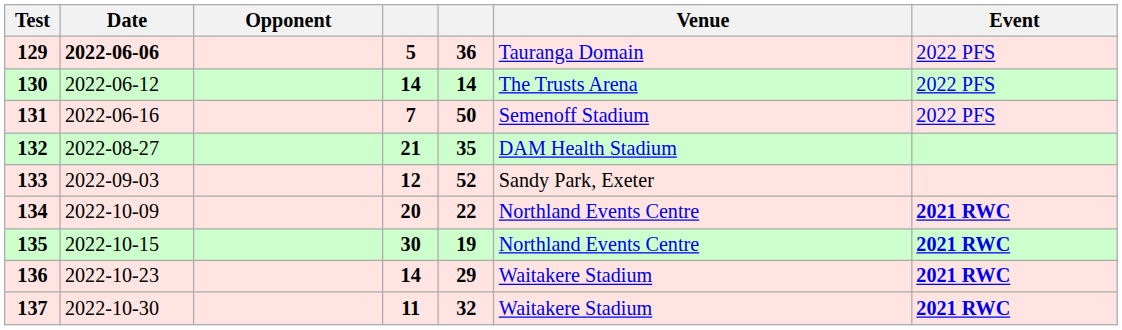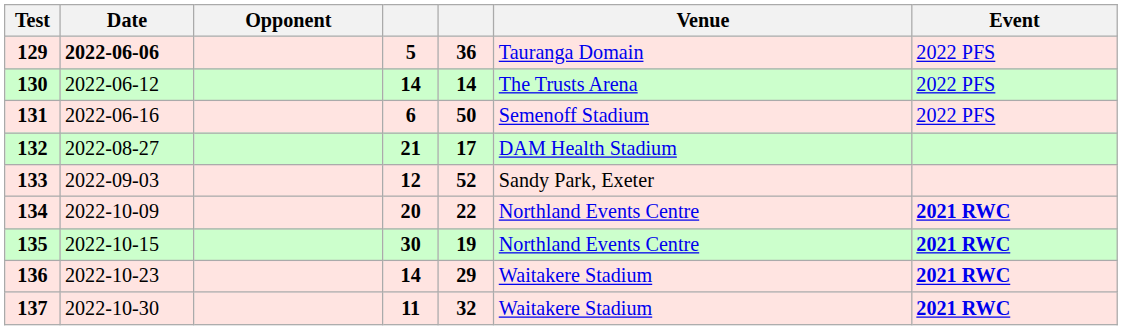(411, 116) 7 -> (411, 116) 6
(466, 148) 35 -> (466, 148) 17
